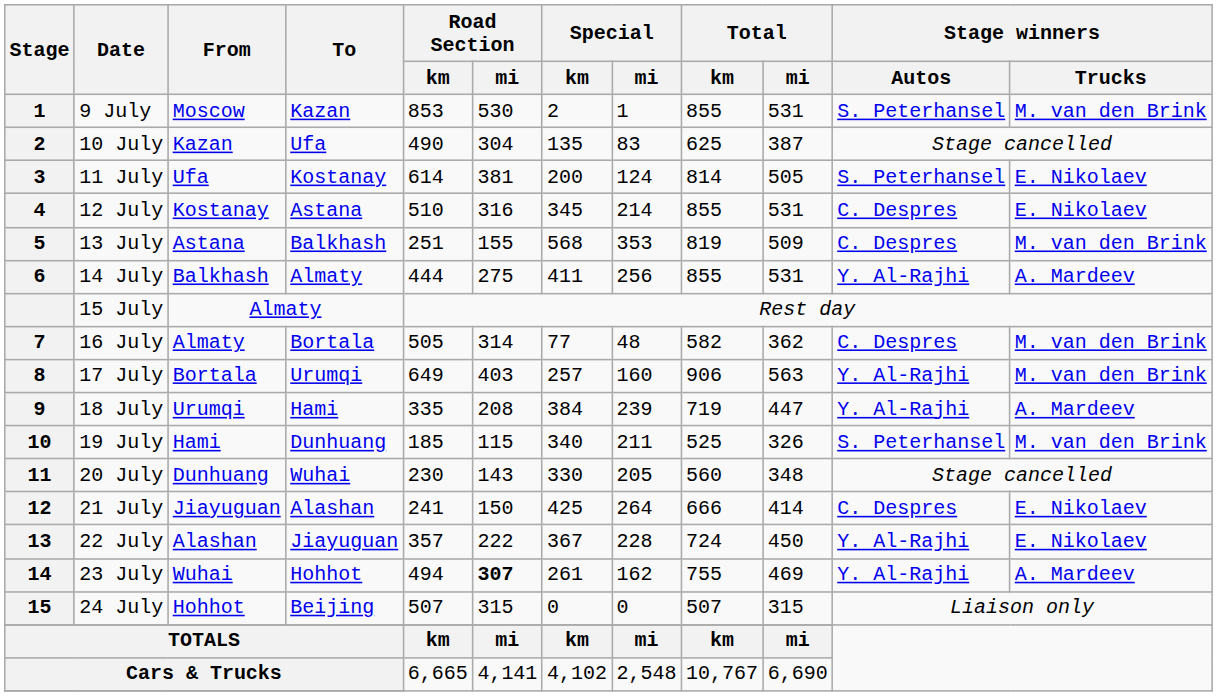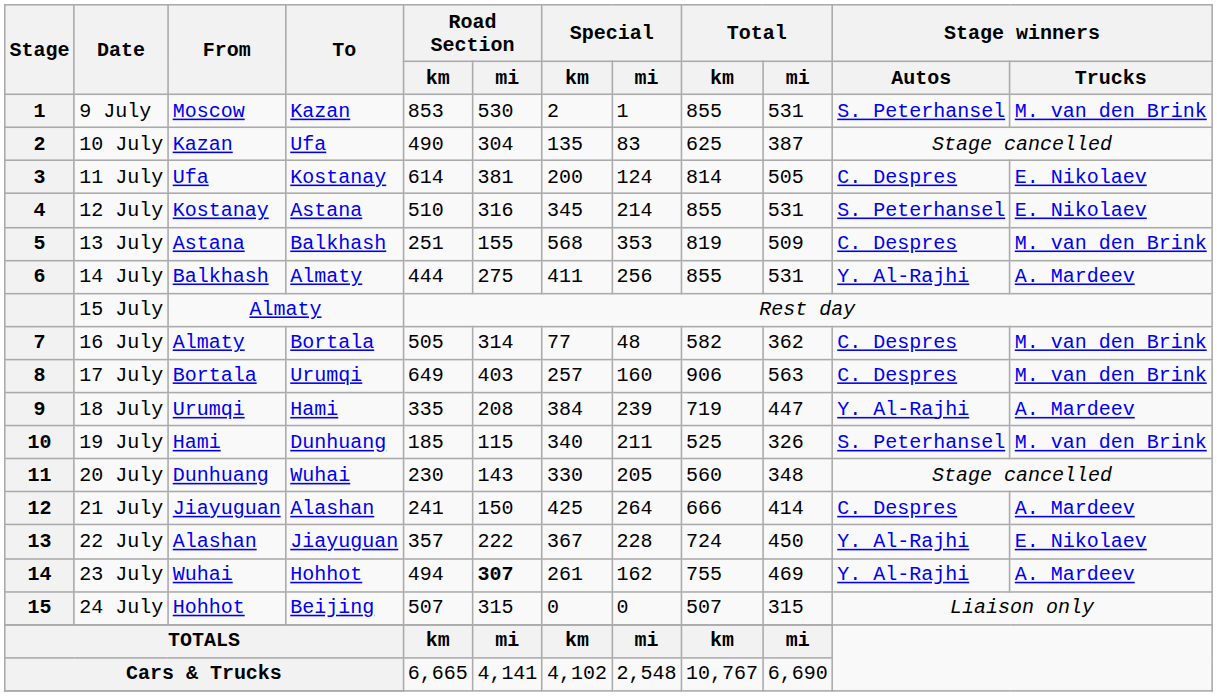(921, 177) S. Peterhansel -> (897, 177) C. Despres
(897, 210) C. Despres -> (921, 210) S. Peterhansel
(903, 376) Y. Al-Rajhi -> (897, 376) C. Despres
(1081, 508) E. Nikolaev -> (1075, 508) A. Mardeev
